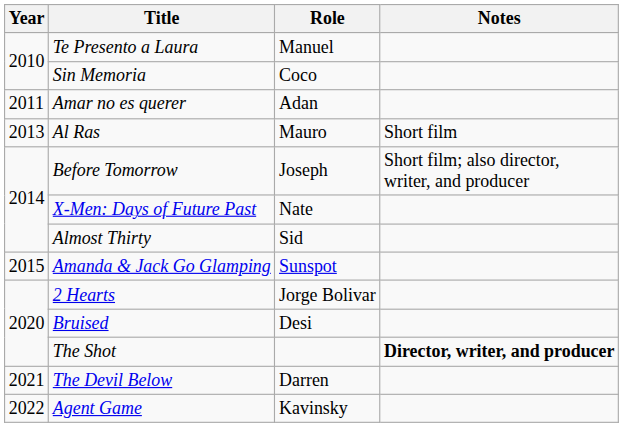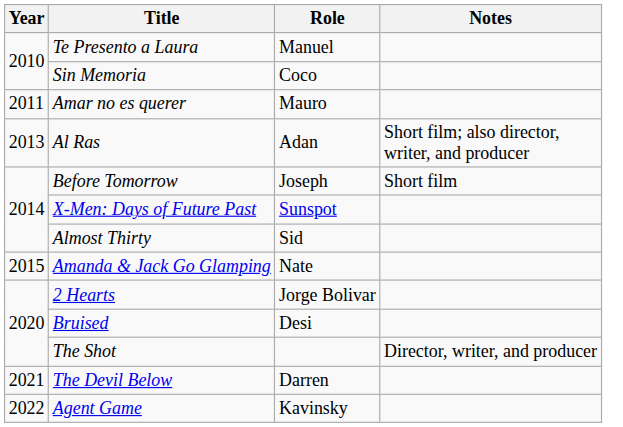(298, 103) Adan -> (303, 103) Mauro
(303, 132) Mauro -> (298, 142) Adan
(421, 132) Short film -> (472, 142) Short film; also director, writer, and producer
(472, 170) Short film; also director, writer, and producer -> (421, 180) Short film
(296, 209) Nate -> (308, 209) Sunspot
(308, 266) Sunspot -> (296, 266) Nate
(499, 351) bold -> (491, 351) normal
